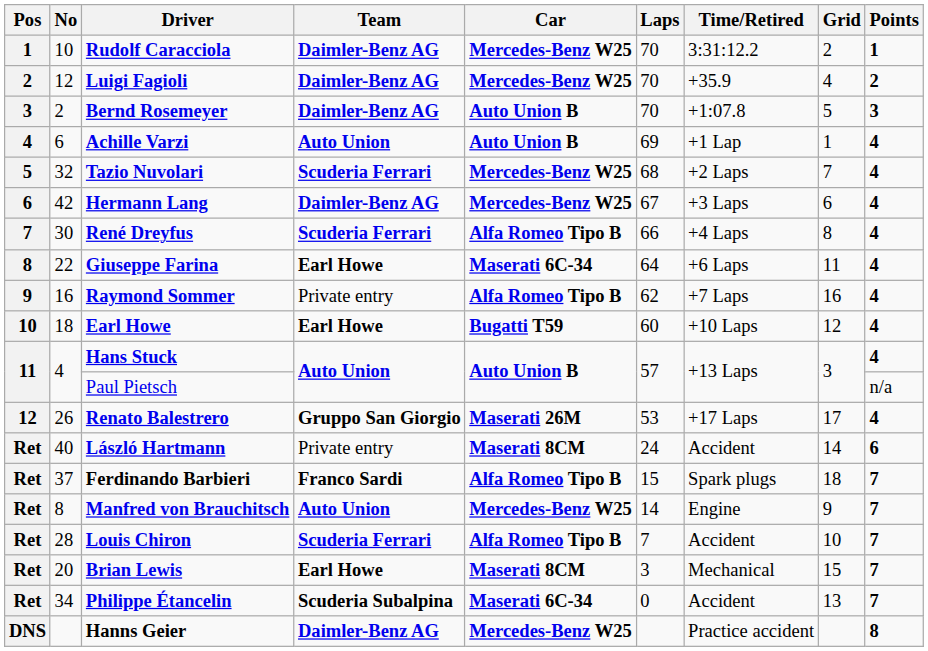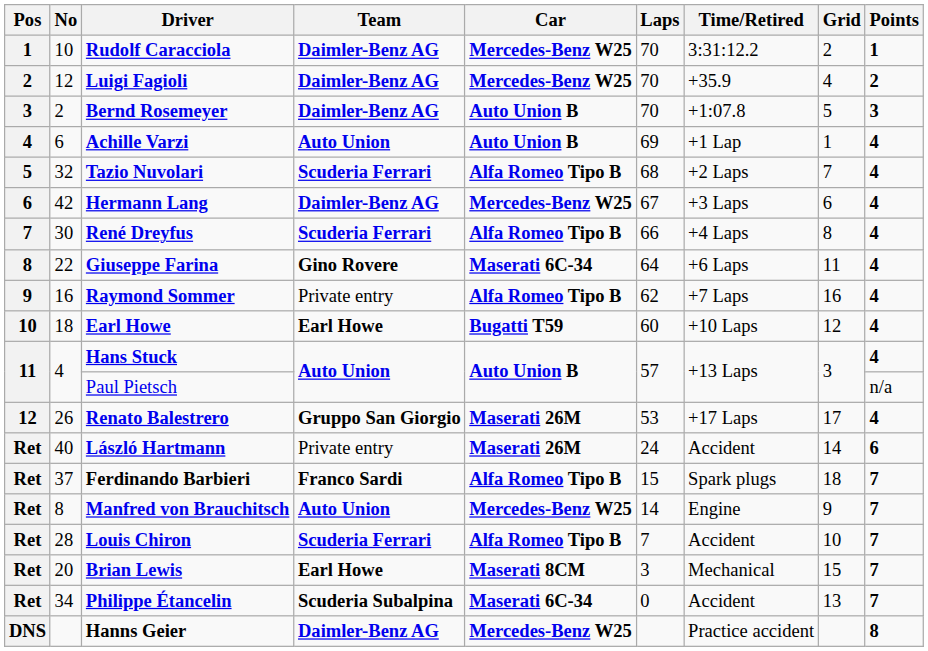(551, 172) Mercedes-Benz W25 -> (545, 172) Alfa Romeo Tipo B
(340, 264) Earl Howe -> (348, 264) Gino Rovere
(527, 448) Maserati 8CM -> (525, 448) Maserati 26M
